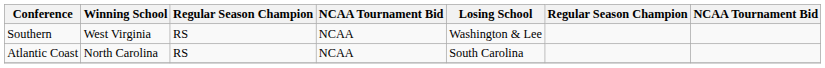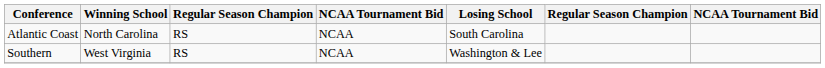rows swapped: (43, 53) <-> (29, 33)
